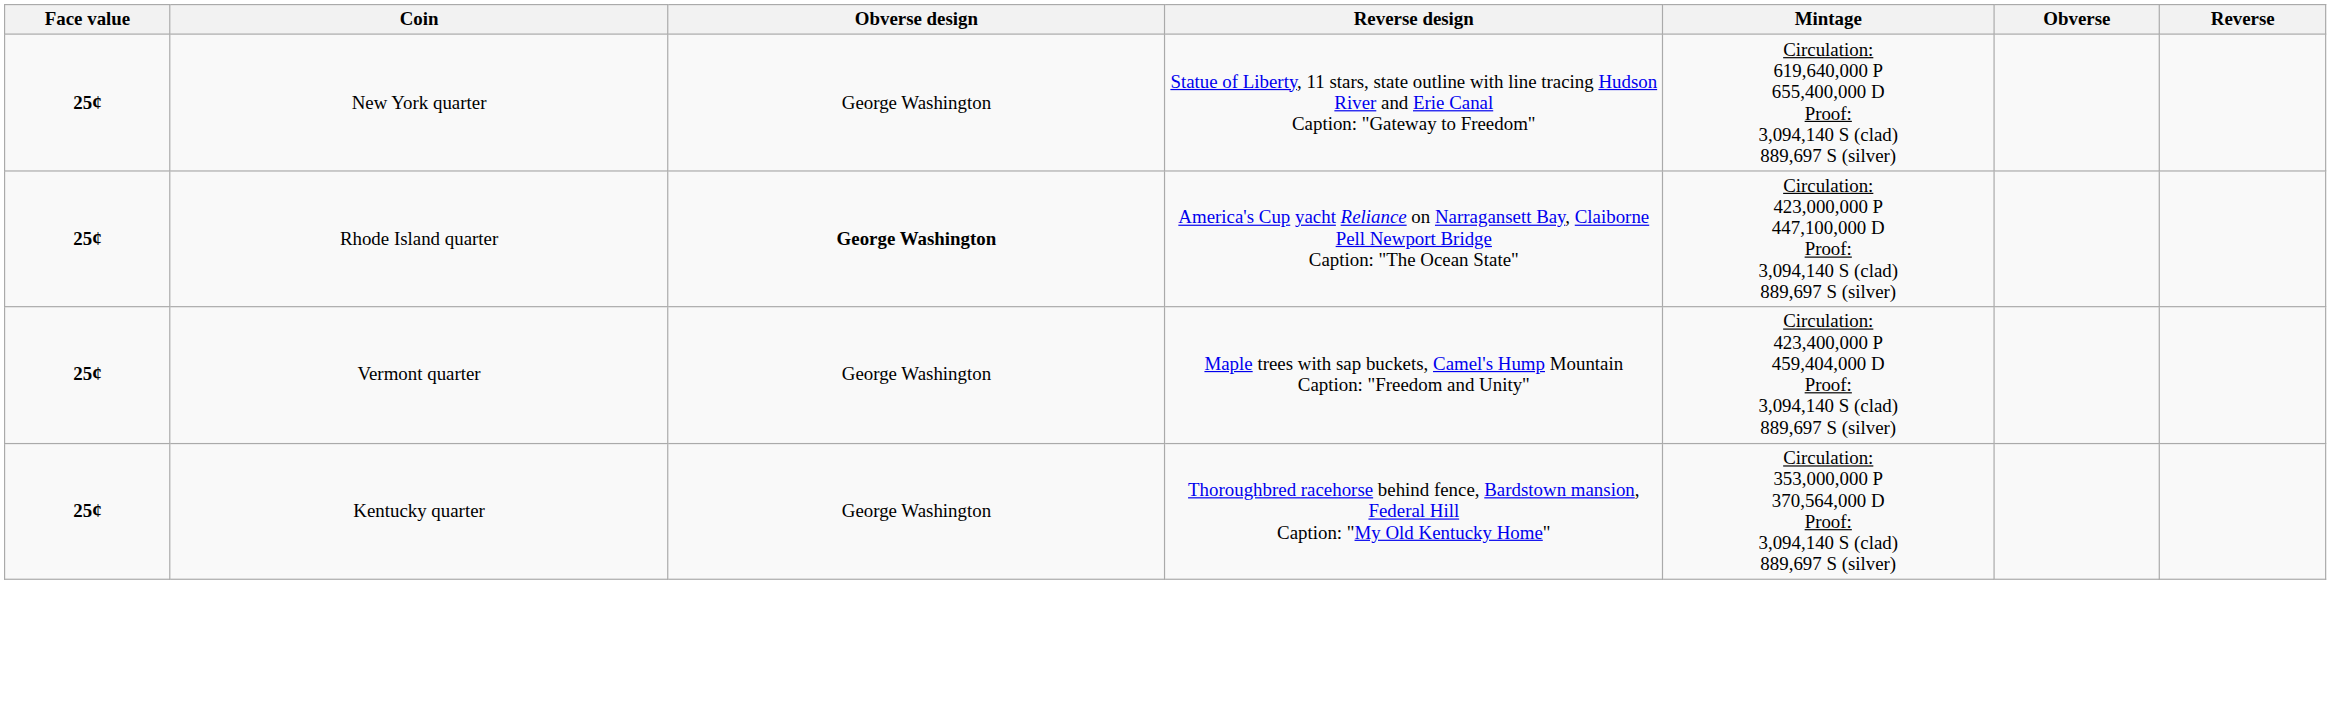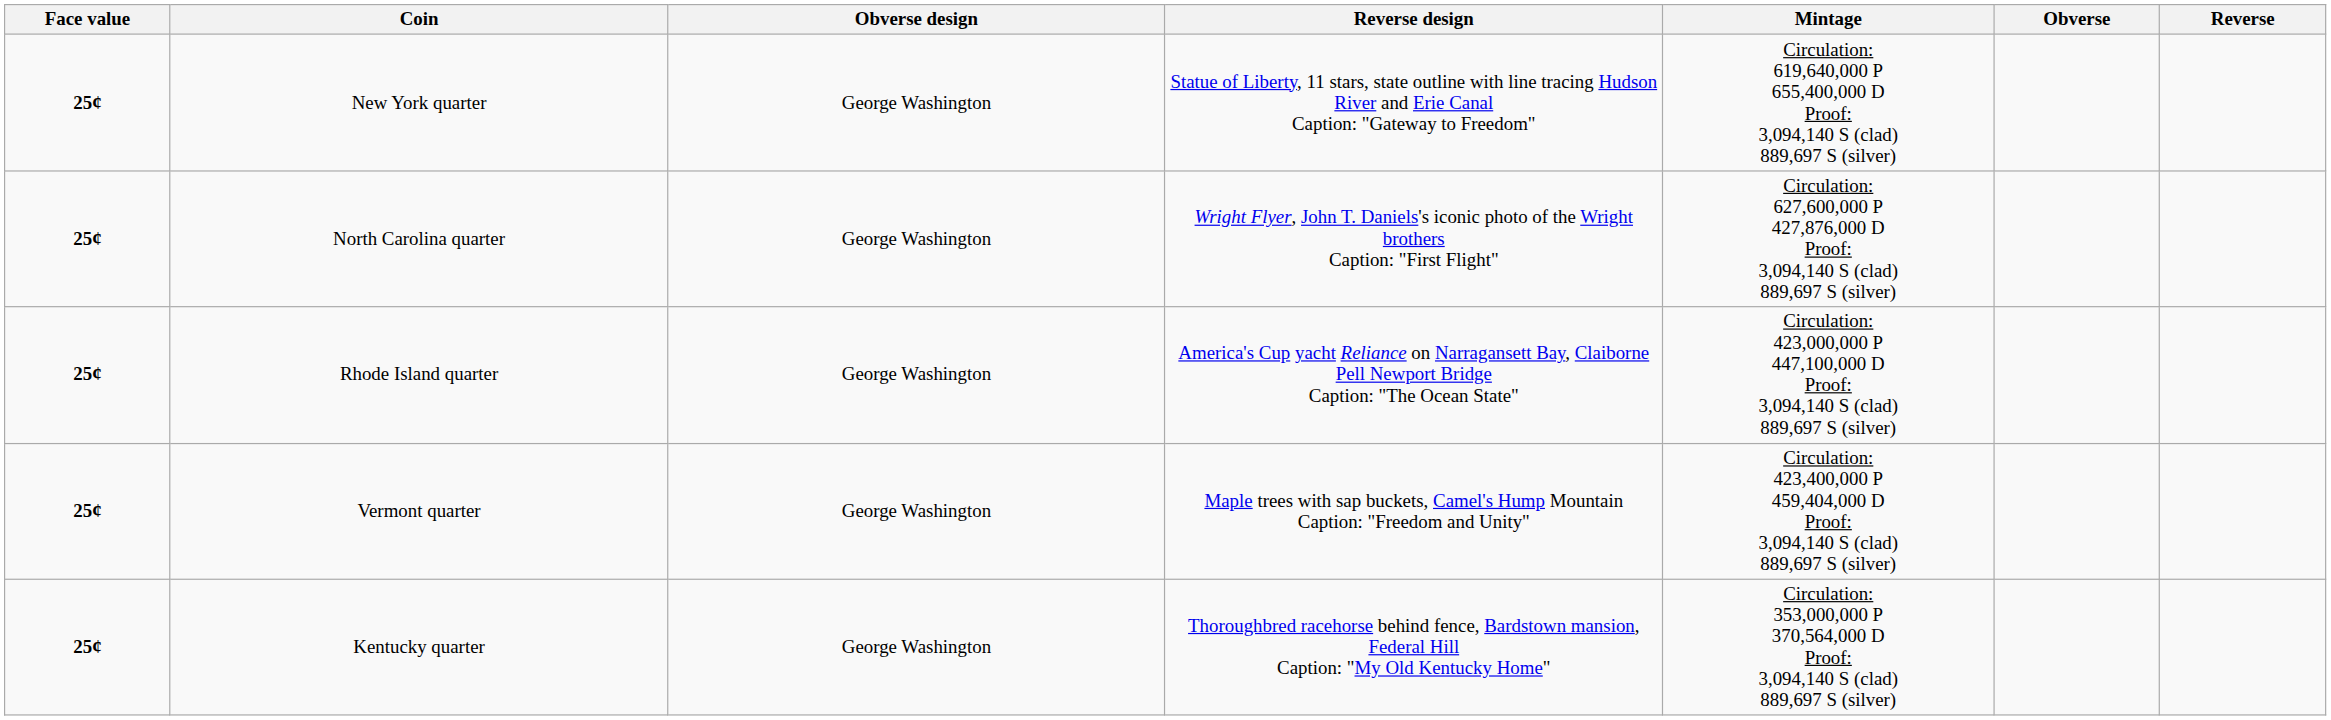+ row: (419, 238)
(916, 238) bold -> (916, 374) normal
